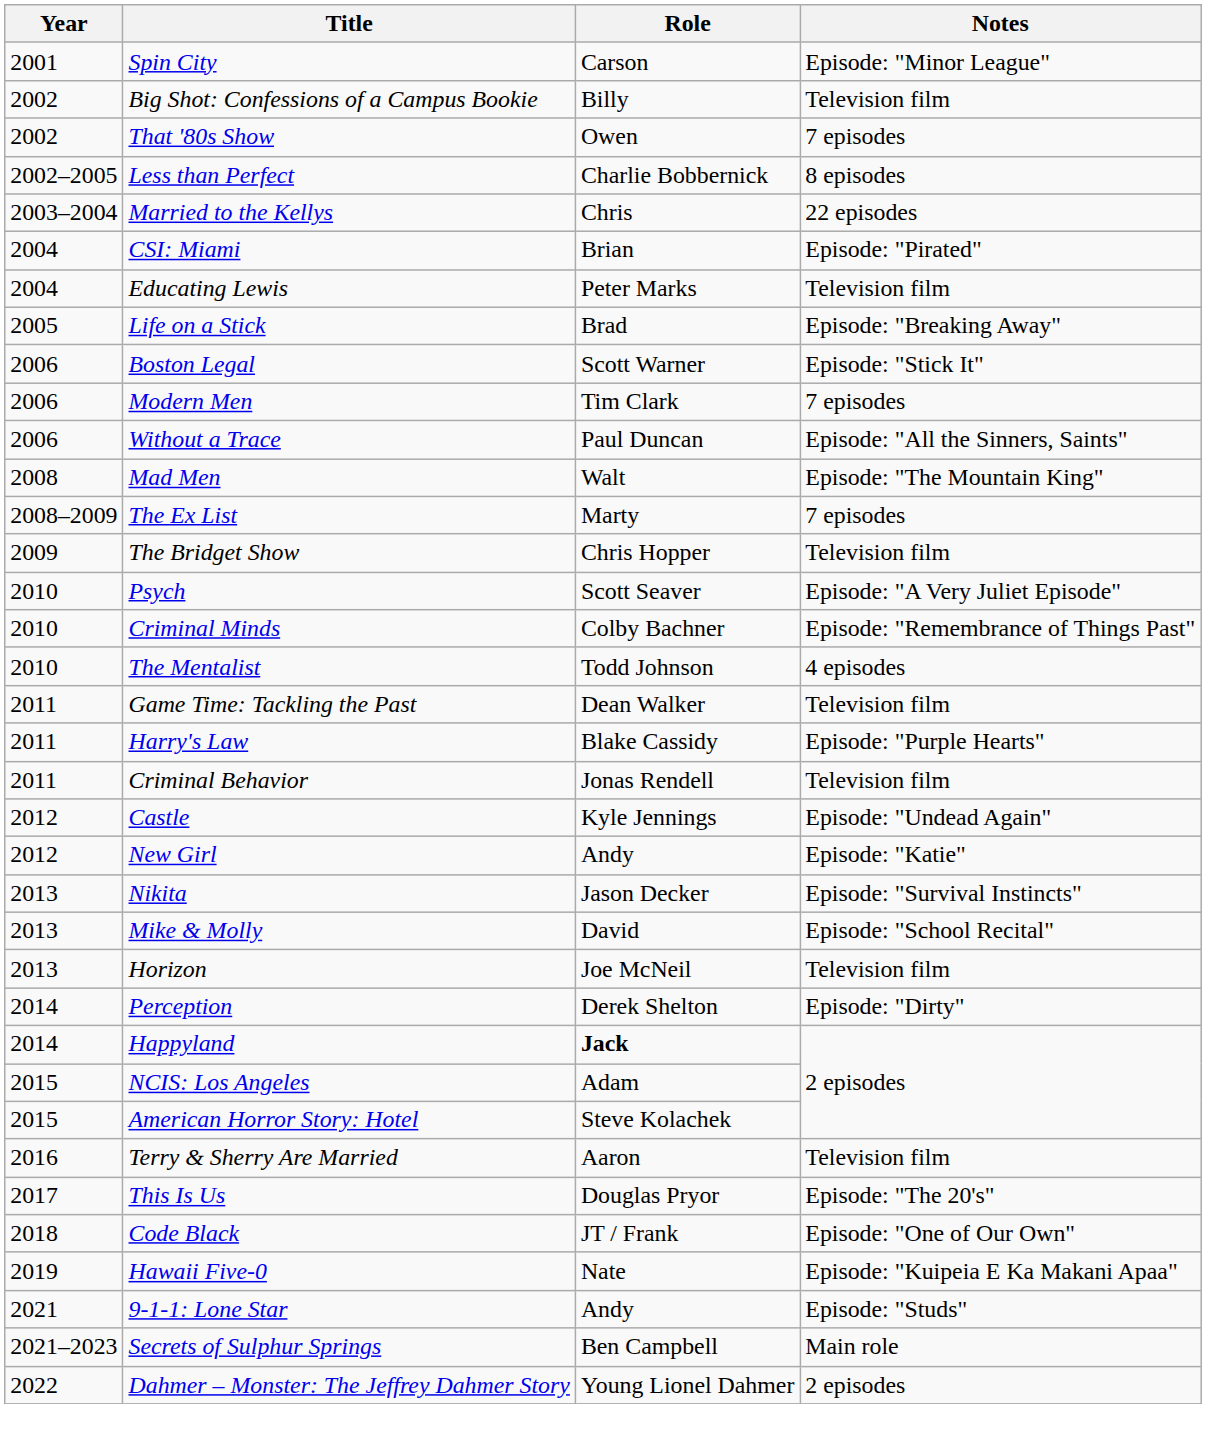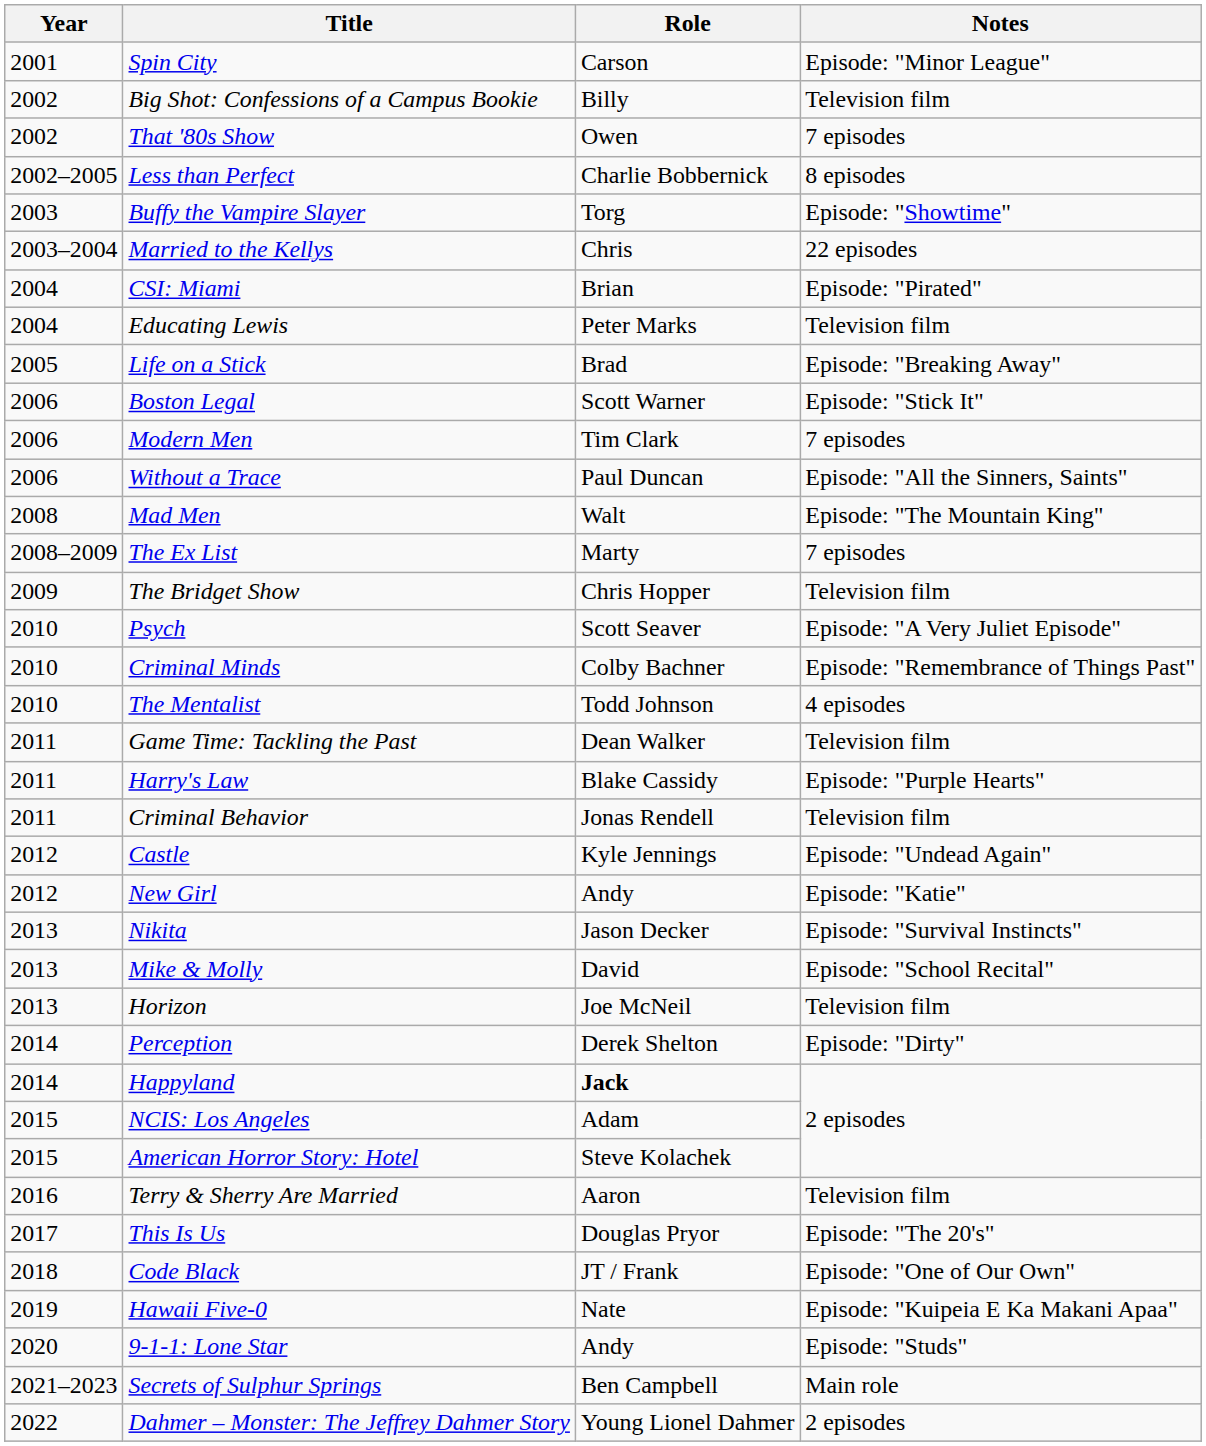+ row: (247, 212)
(34, 1308) 2021 -> (34, 1346) 2020
